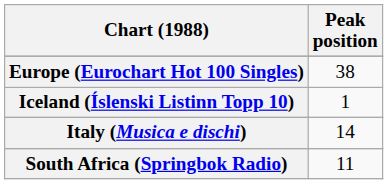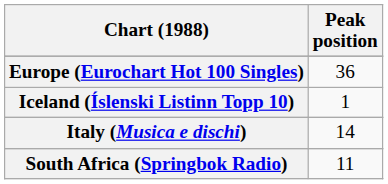(345, 71) 38 -> (345, 71) 36
